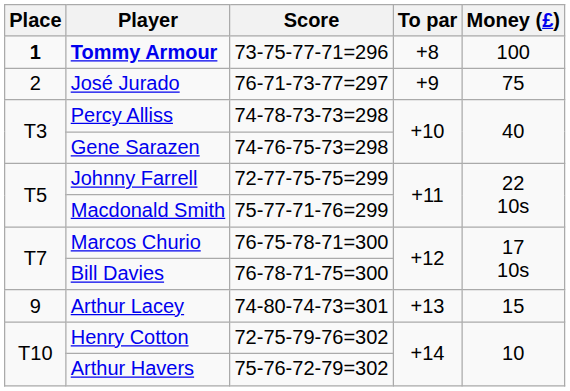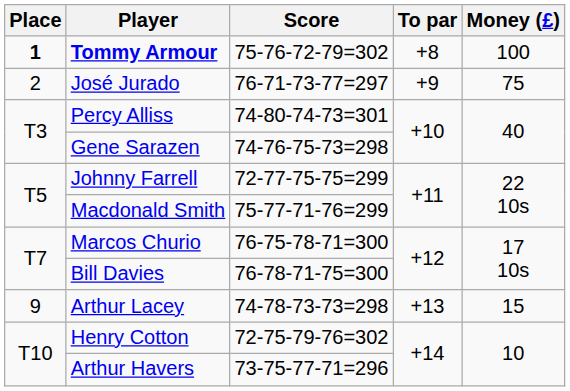(311, 52) 73-75-77-71=296 -> (311, 52) 75-76-72-79=302
(311, 115) 74-78-73-73=298 -> (311, 115) 74-80-74-73=301
(311, 305) 74-80-74-73=301 -> (311, 305) 74-78-73-73=298
(311, 369) 75-76-72-79=302 -> (311, 369) 73-75-77-71=296
